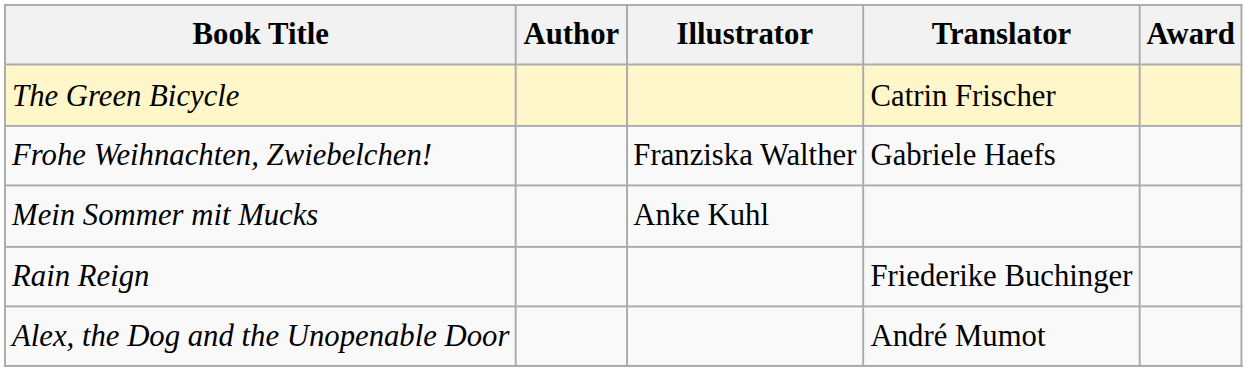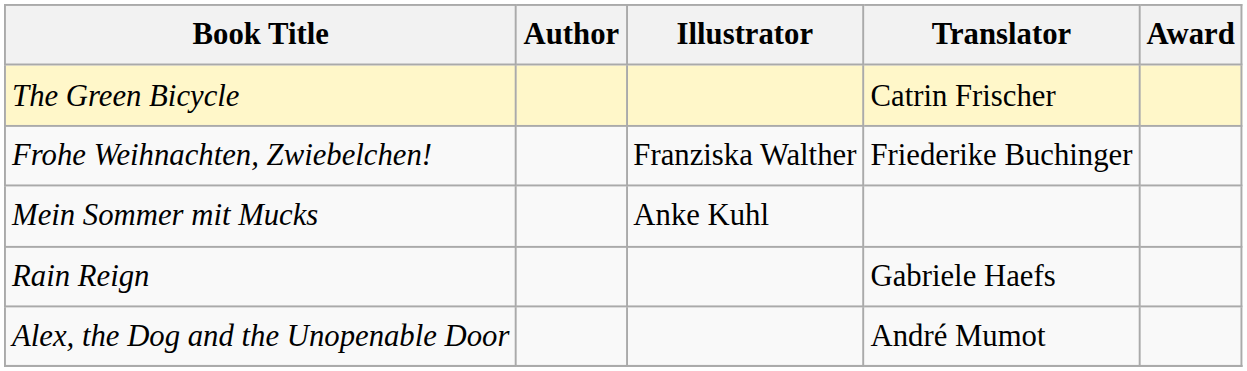(963, 155) Gabriele Haefs -> (1001, 155) Friederike Buchinger
(1001, 275) Friederike Buchinger -> (963, 275) Gabriele Haefs
